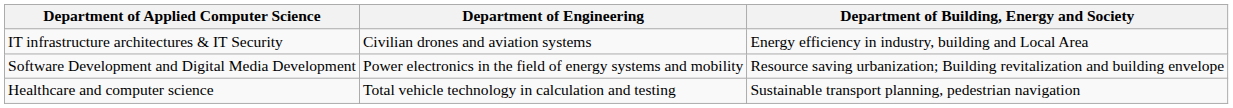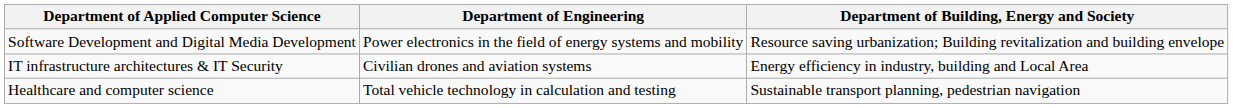rows swapped: (182, 66) <-> (145, 41)
